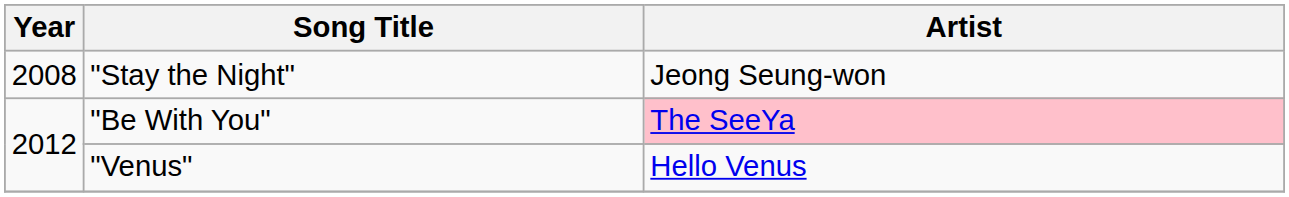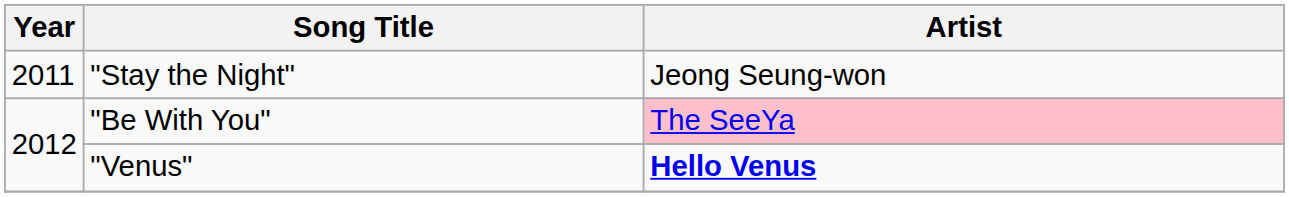(44, 74) 2008 -> (43, 74) 2011
(728, 167) normal -> (733, 167) bold
